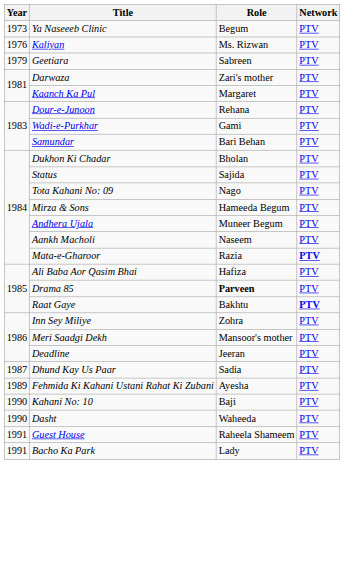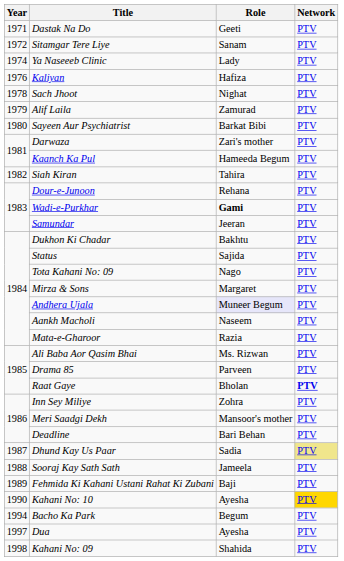+ row: (61, 28)
+ row: (71, 45)
(17, 28) 1973 -> (17, 61) 1974
(233, 28) Begum -> (229, 61) Lady
(243, 45) Ms. Rizwan -> (232, 77) Hafiza
+ row: (54, 93)
+ row: (51, 110)
- row: (50, 61)
+ row: (81, 126)
(237, 93) Margaret -> (254, 158) Hameeda Begum
+ row: (54, 175)
(230, 126) normal -> (231, 207) bold
(242, 142) Bari Behan -> (232, 223) Jeeran
(233, 158) Bholan -> (233, 239) Bakhtu
(254, 207) Hameeda Begum -> (237, 288) Margaret
(251, 223) no background -> (251, 304) lavender background
(310, 256) bold -> (307, 337) normal
(232, 272) Hafiza -> (243, 353) Ms. Rizwan
(237, 288) bold -> (235, 369) normal
(233, 304) Bakhtu -> (233, 386) Bholan
(232, 353) Jeeran -> (242, 434) Bari Behan
(309, 369) no background -> (307, 451) khaki background
+ row: (76, 467)
(234, 386) Ayesha -> (227, 483) Baji
(227, 402) Baji -> (234, 499) Ayesha
(309, 402) no background -> (307, 499) gold background
- row: (44, 418)
- row: (58, 434)
(17, 451) 1991 -> (17, 516) 1994
(229, 451) Lady -> (233, 516) Begum
+ row: (41, 532)
+ row: (62, 548)
